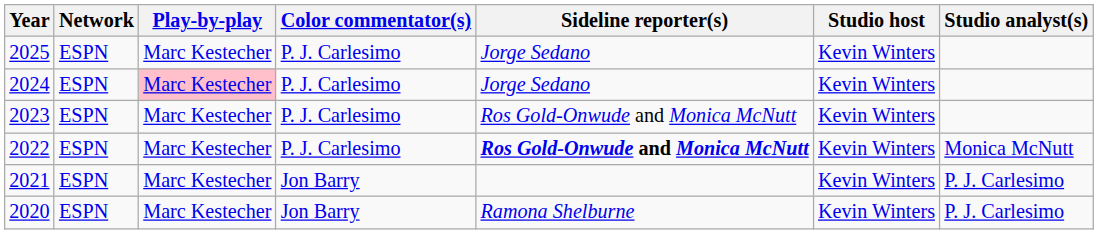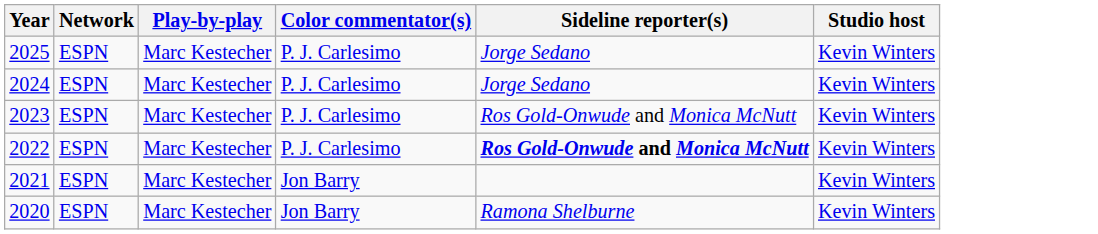- column: (1016, 20)
(207, 84) pink background -> (207, 84) no background
